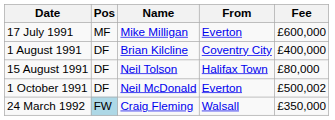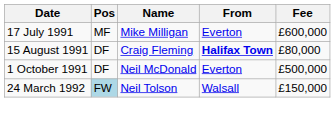- row: (44, 50)
(149, 69) Neil Tolson -> (157, 50) Craig Fleming
(235, 69) normal -> (237, 50) bold
(302, 87) £500,002 -> (303, 69) £500,000
(157, 106) Craig Fleming -> (149, 87) Neil Tolson
(302, 106) £350,000 -> (303, 87) £150,000
